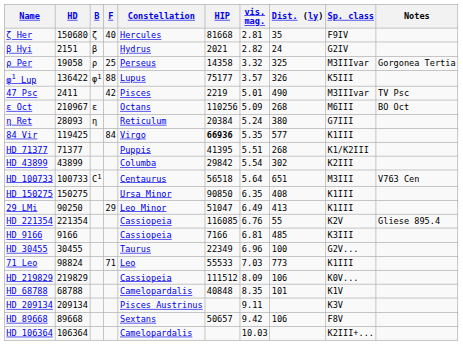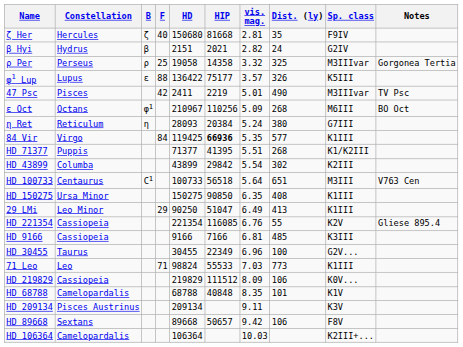columns swapped: (161, 16) <-> (72, 16)
(97, 78) φ1 -> (146, 78) ε
(95, 107) ε -> (148, 108) φ1
